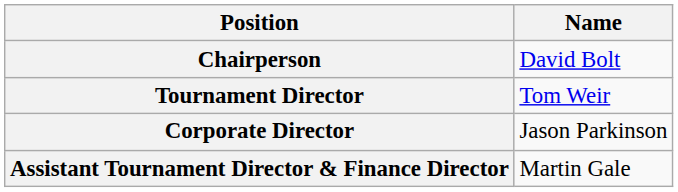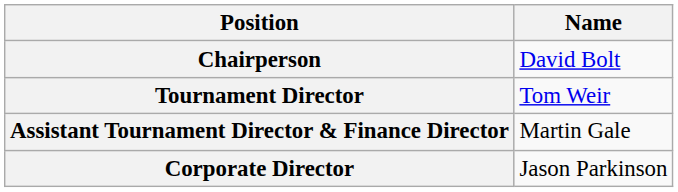rows swapped: (259, 167) <-> (259, 131)
